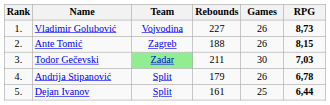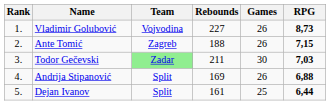(304, 44) 8,15 -> (304, 44) 7,15
(217, 76) 179 -> (217, 76) 169
(304, 76) 6,78 -> (304, 76) 6,88
